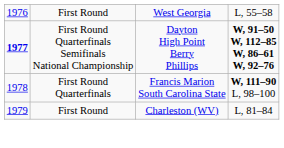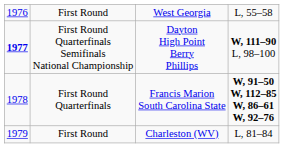(253, 47) W, 91–50 W, 112–85 W, 86–61 W, 92–76 -> (253, 47) W, 111–90 L, 98–100
(253, 87) W, 111–90 L, 98–100 -> (253, 99) W, 91–50 W, 112–85 W, 86–61 W, 92–76
